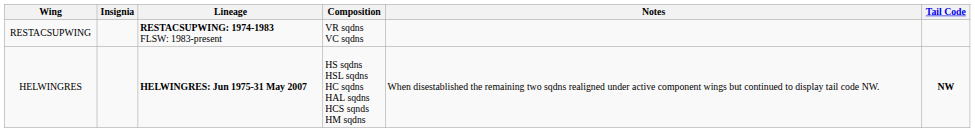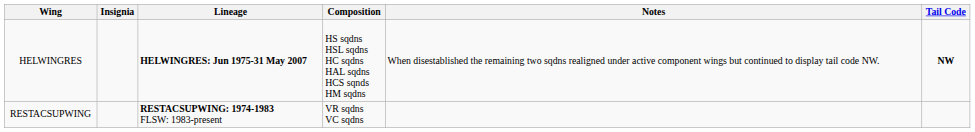rows swapped: (51, 33) <-> (51, 87)
